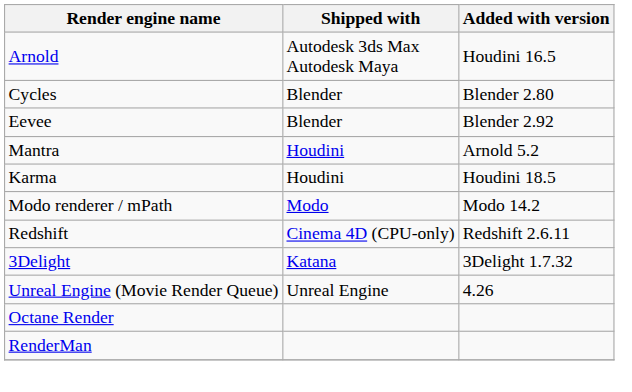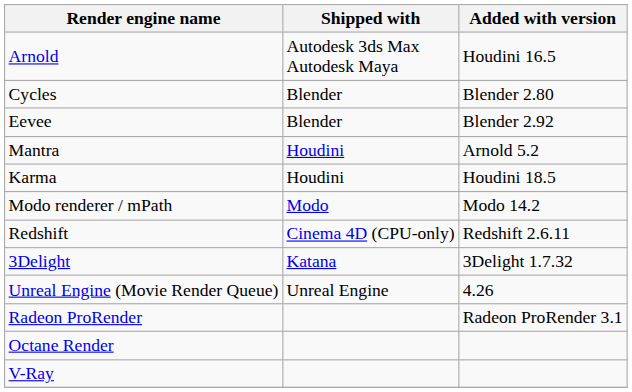+ row: (75, 317)
- row: (50, 345)
+ row: (31, 373)
